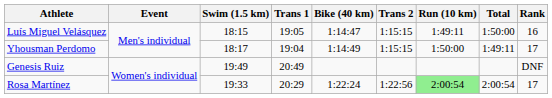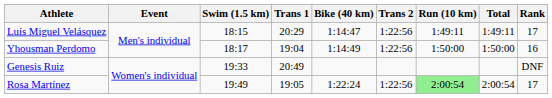(292, 31) 19:05 -> (292, 31) 20:29
(396, 31) 1:15:15 -> (396, 31) 1:22:56
(498, 31) 1:50:00 -> (498, 31) 1:49:11
(532, 31) 16 -> (532, 31) 17
(396, 49) 1:15:15 -> (396, 49) 1:22:56
(498, 49) 1:49:11 -> (498, 49) 1:50:00
(532, 49) 17 -> (532, 49) 16
(236, 67) 19:49 -> (236, 67) 19:33
(236, 85) 19:33 -> (236, 85) 19:49
(292, 85) 20:29 -> (292, 85) 19:05
